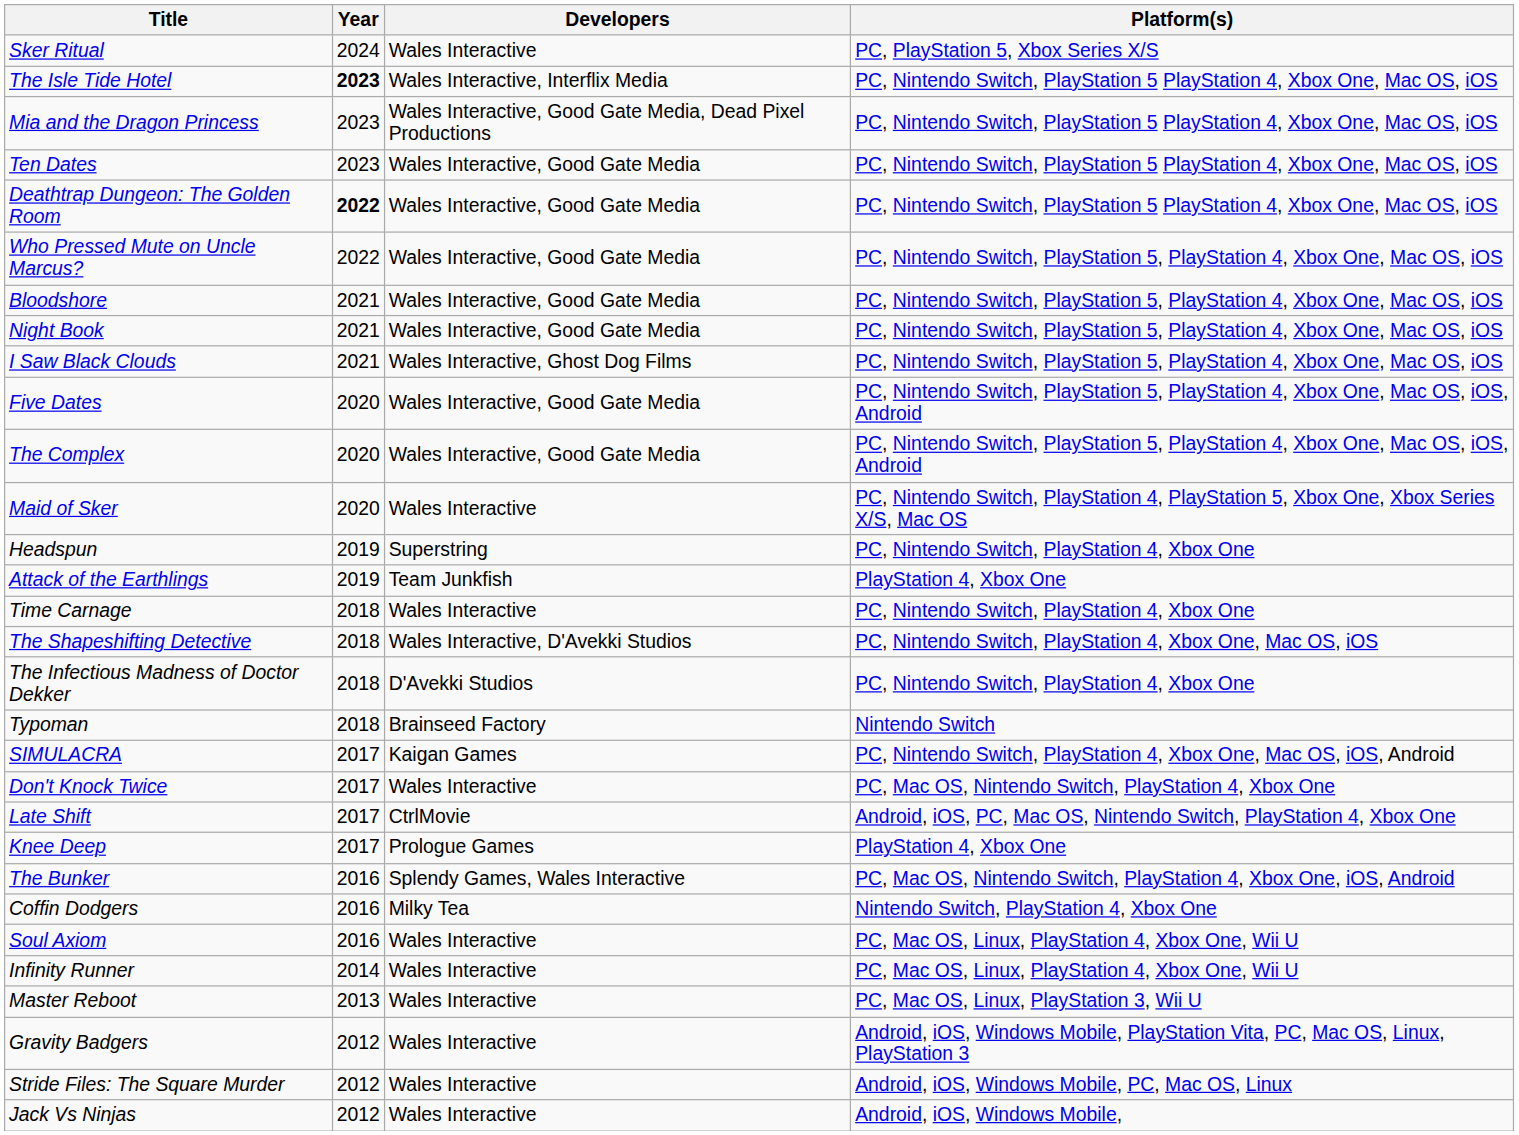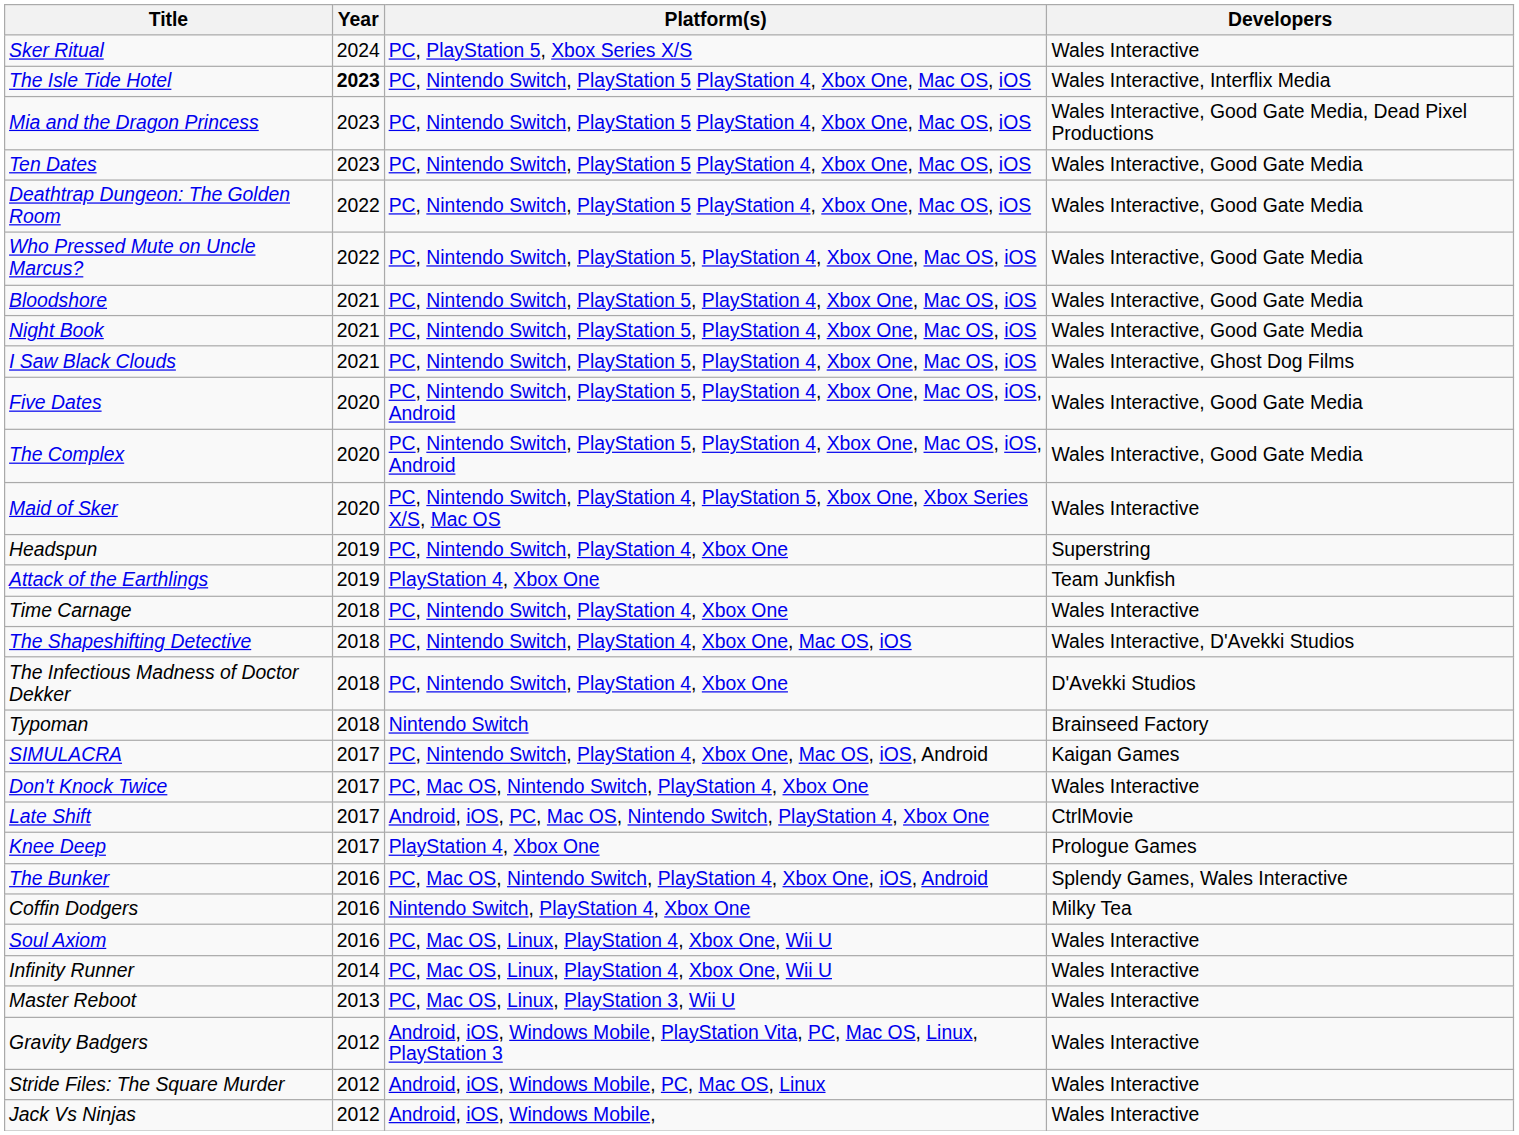columns swapped: (617, 19) <-> (1182, 19)
(358, 206) bold -> (358, 206) normal
